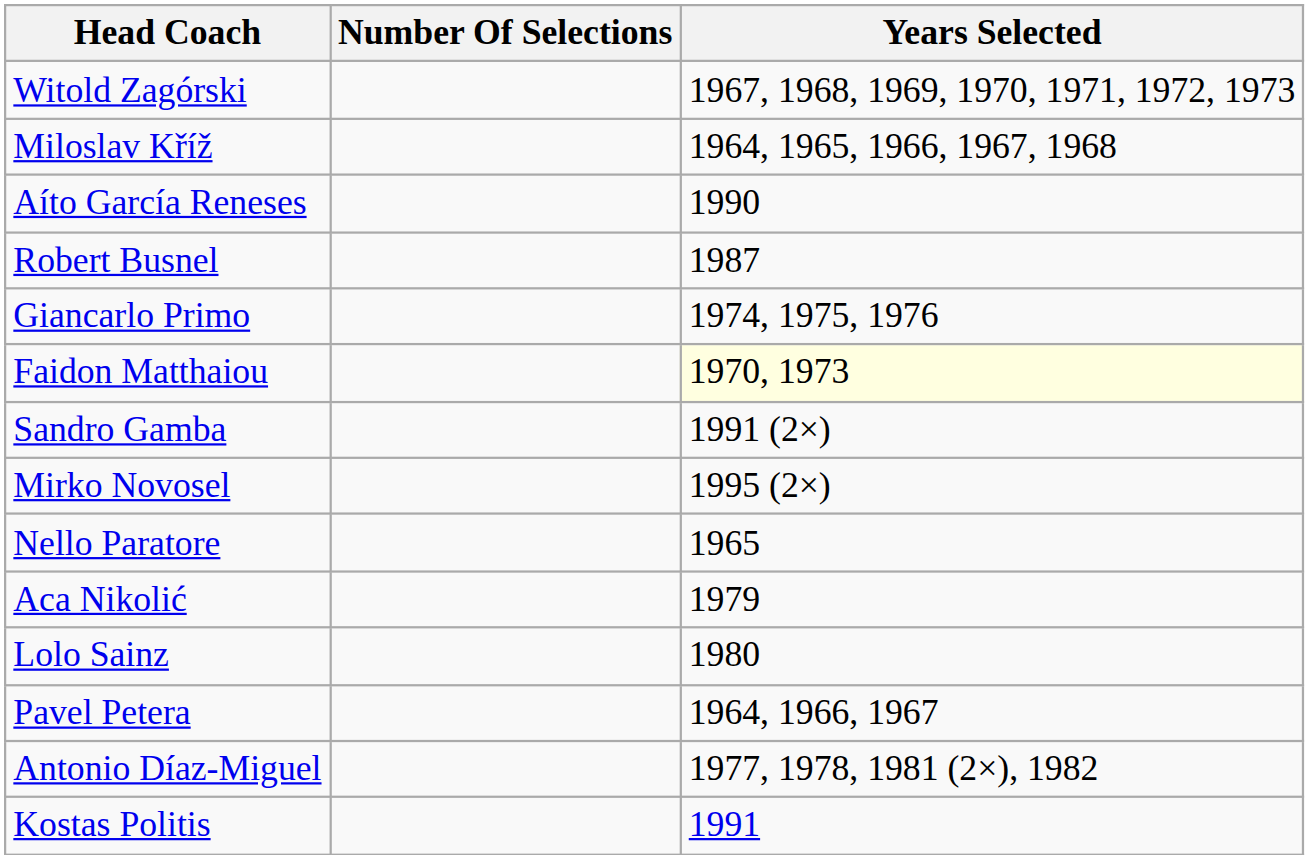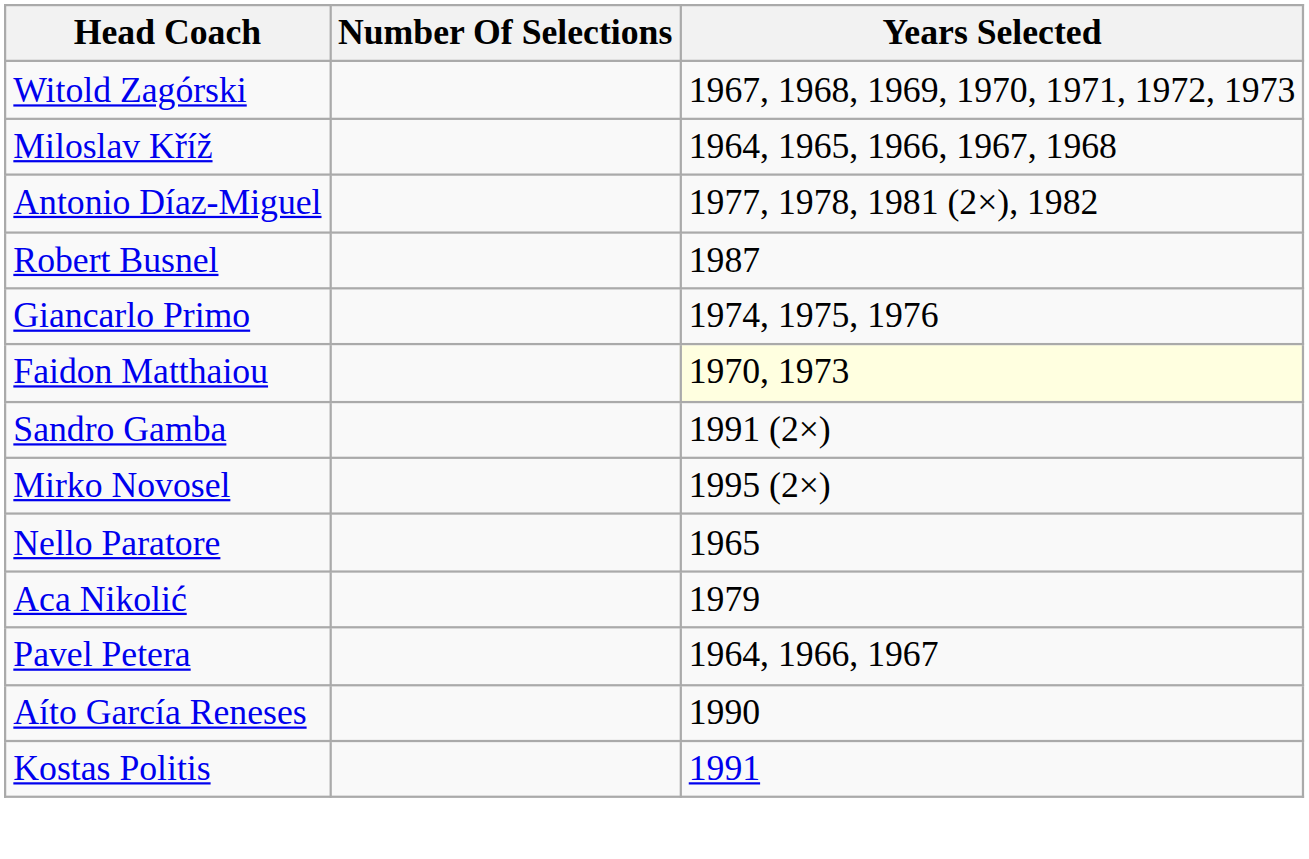rows swapped: (167, 768) <-> (160, 202)
- row: (91, 655)
